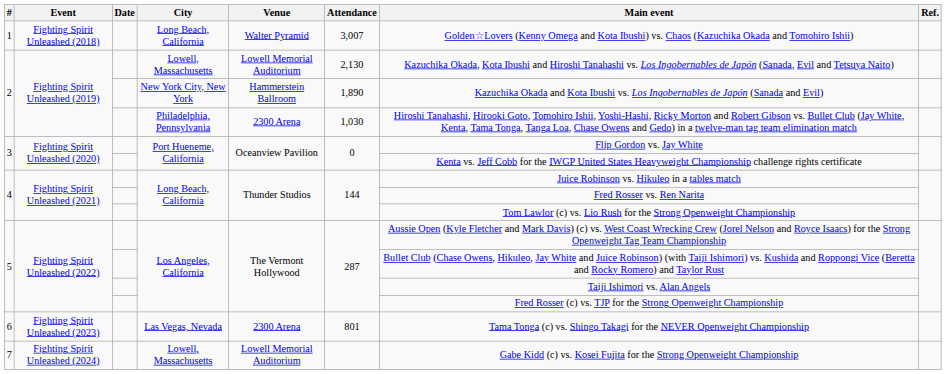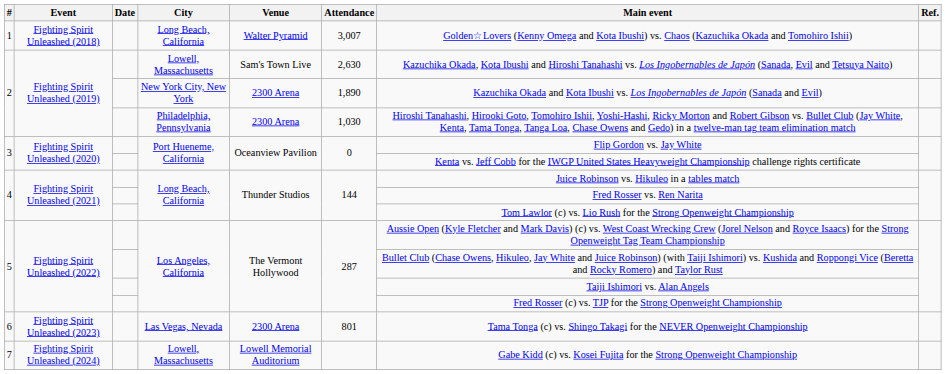(277, 64) Lowell Memorial Auditorium -> (276, 64) Sam's Town Live
(352, 64) 2,130 -> (349, 64) 2,630
(277, 92) Hammerstein Ballroom -> (276, 92) 2300 Arena
